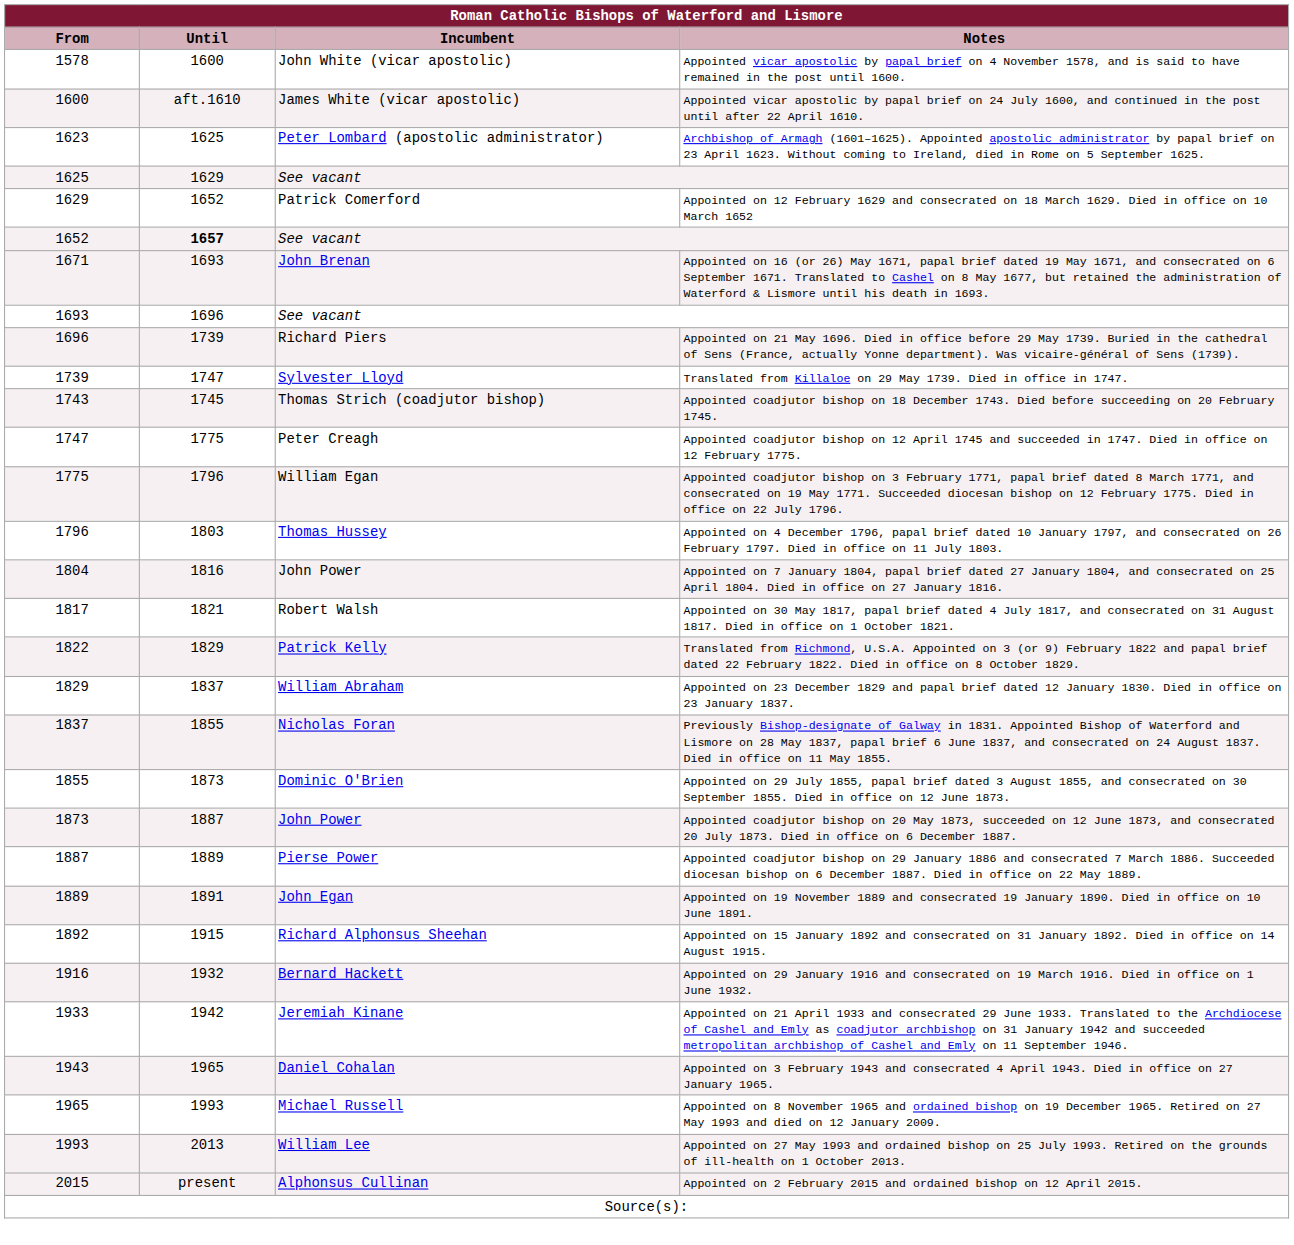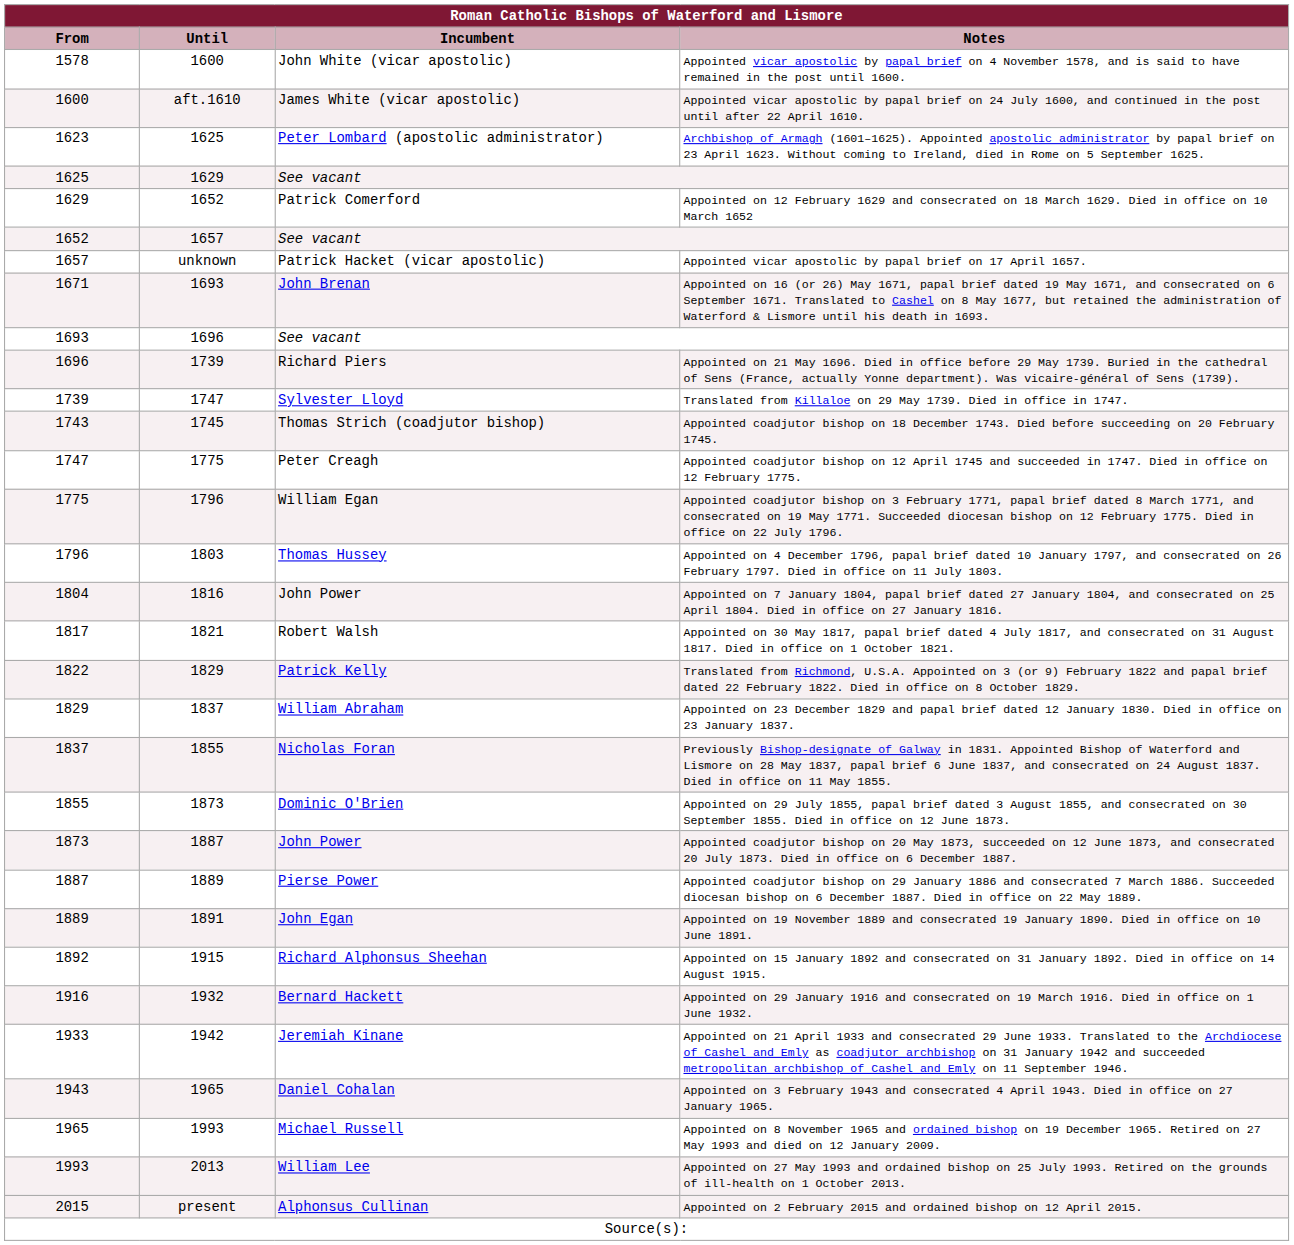(207, 239) bold -> (207, 239) normal
+ row: (72, 261)
